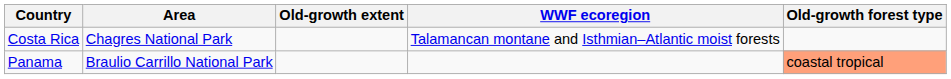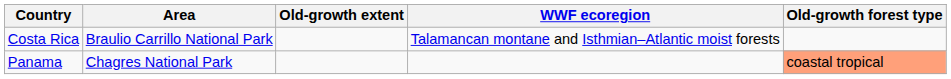(159, 39) Chagres National Park -> (179, 39) Braulio Carrillo National Park
(179, 62) Braulio Carrillo National Park -> (159, 62) Chagres National Park
